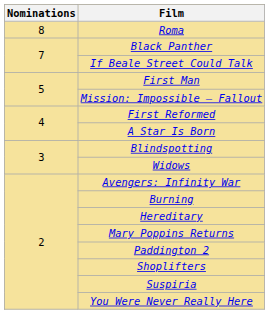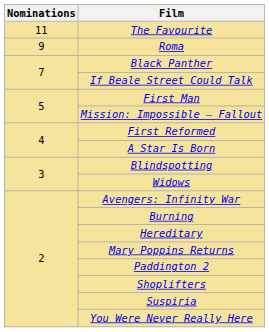+ row: (171, 30)
(41, 30) 8 -> (41, 47) 9
